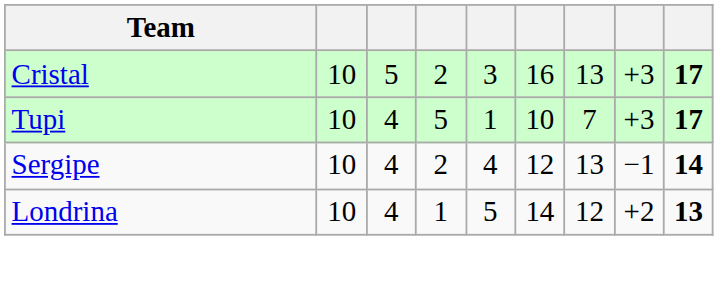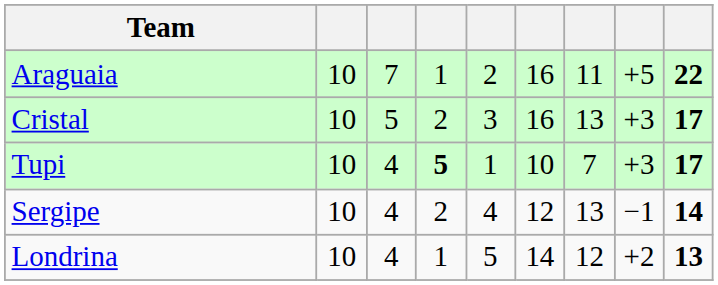+ row: (65, 73)
(441, 119) normal -> (441, 165) bold
